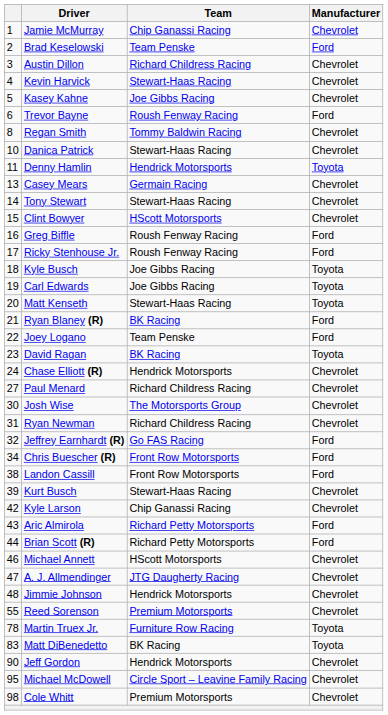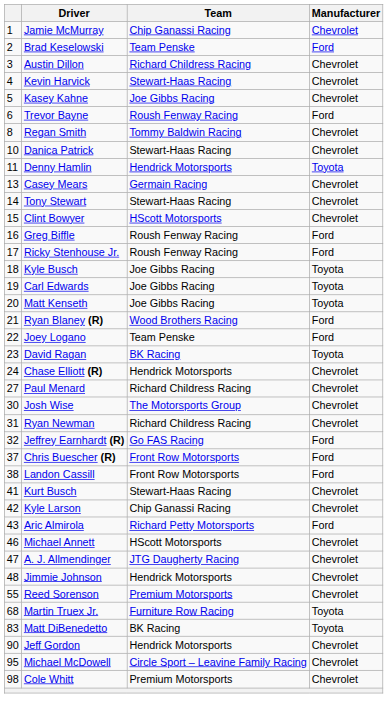(180, 304) Stewart-Haas Racing -> (172, 304) Joe Gibbs Racing
(155, 321) BK Racing -> (184, 321) Wood Brothers Racing
(13, 457) 34 -> (13, 457) 37
(13, 491) 39 -> (13, 491) 41
- row: (59, 543)
(13, 628) 78 -> (13, 611) 68
